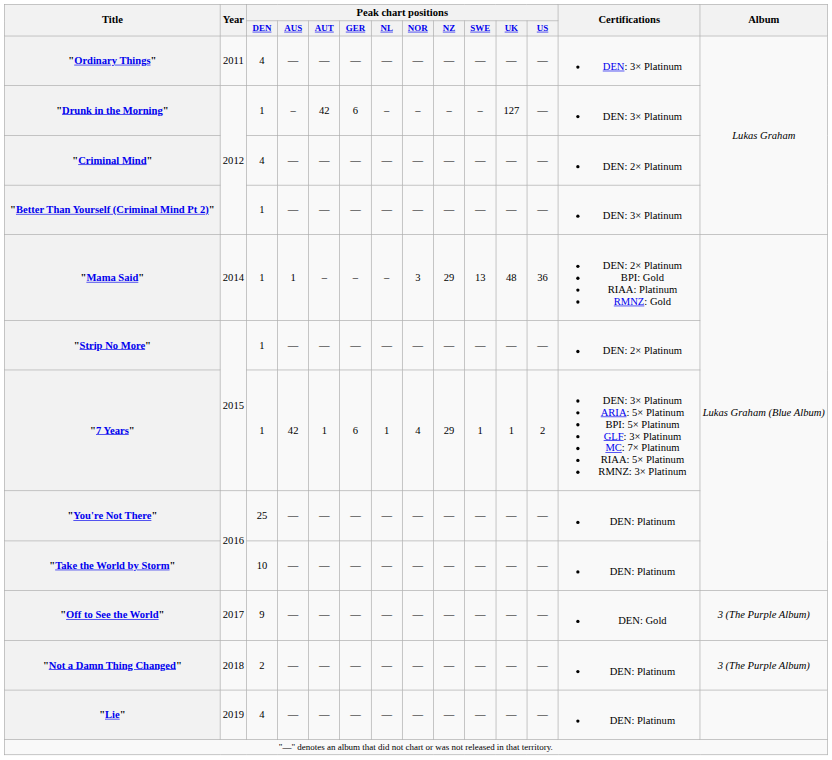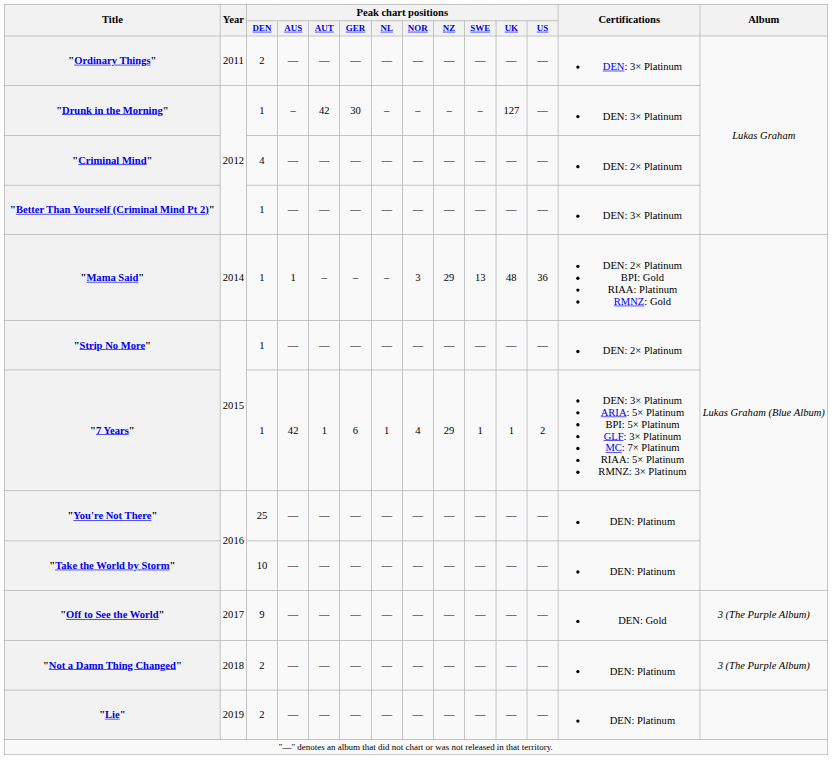(262, 60) 4 -> (262, 60) 2
(355, 110) 6 -> (355, 110) 30
(262, 715) 4 -> (262, 715) 2
